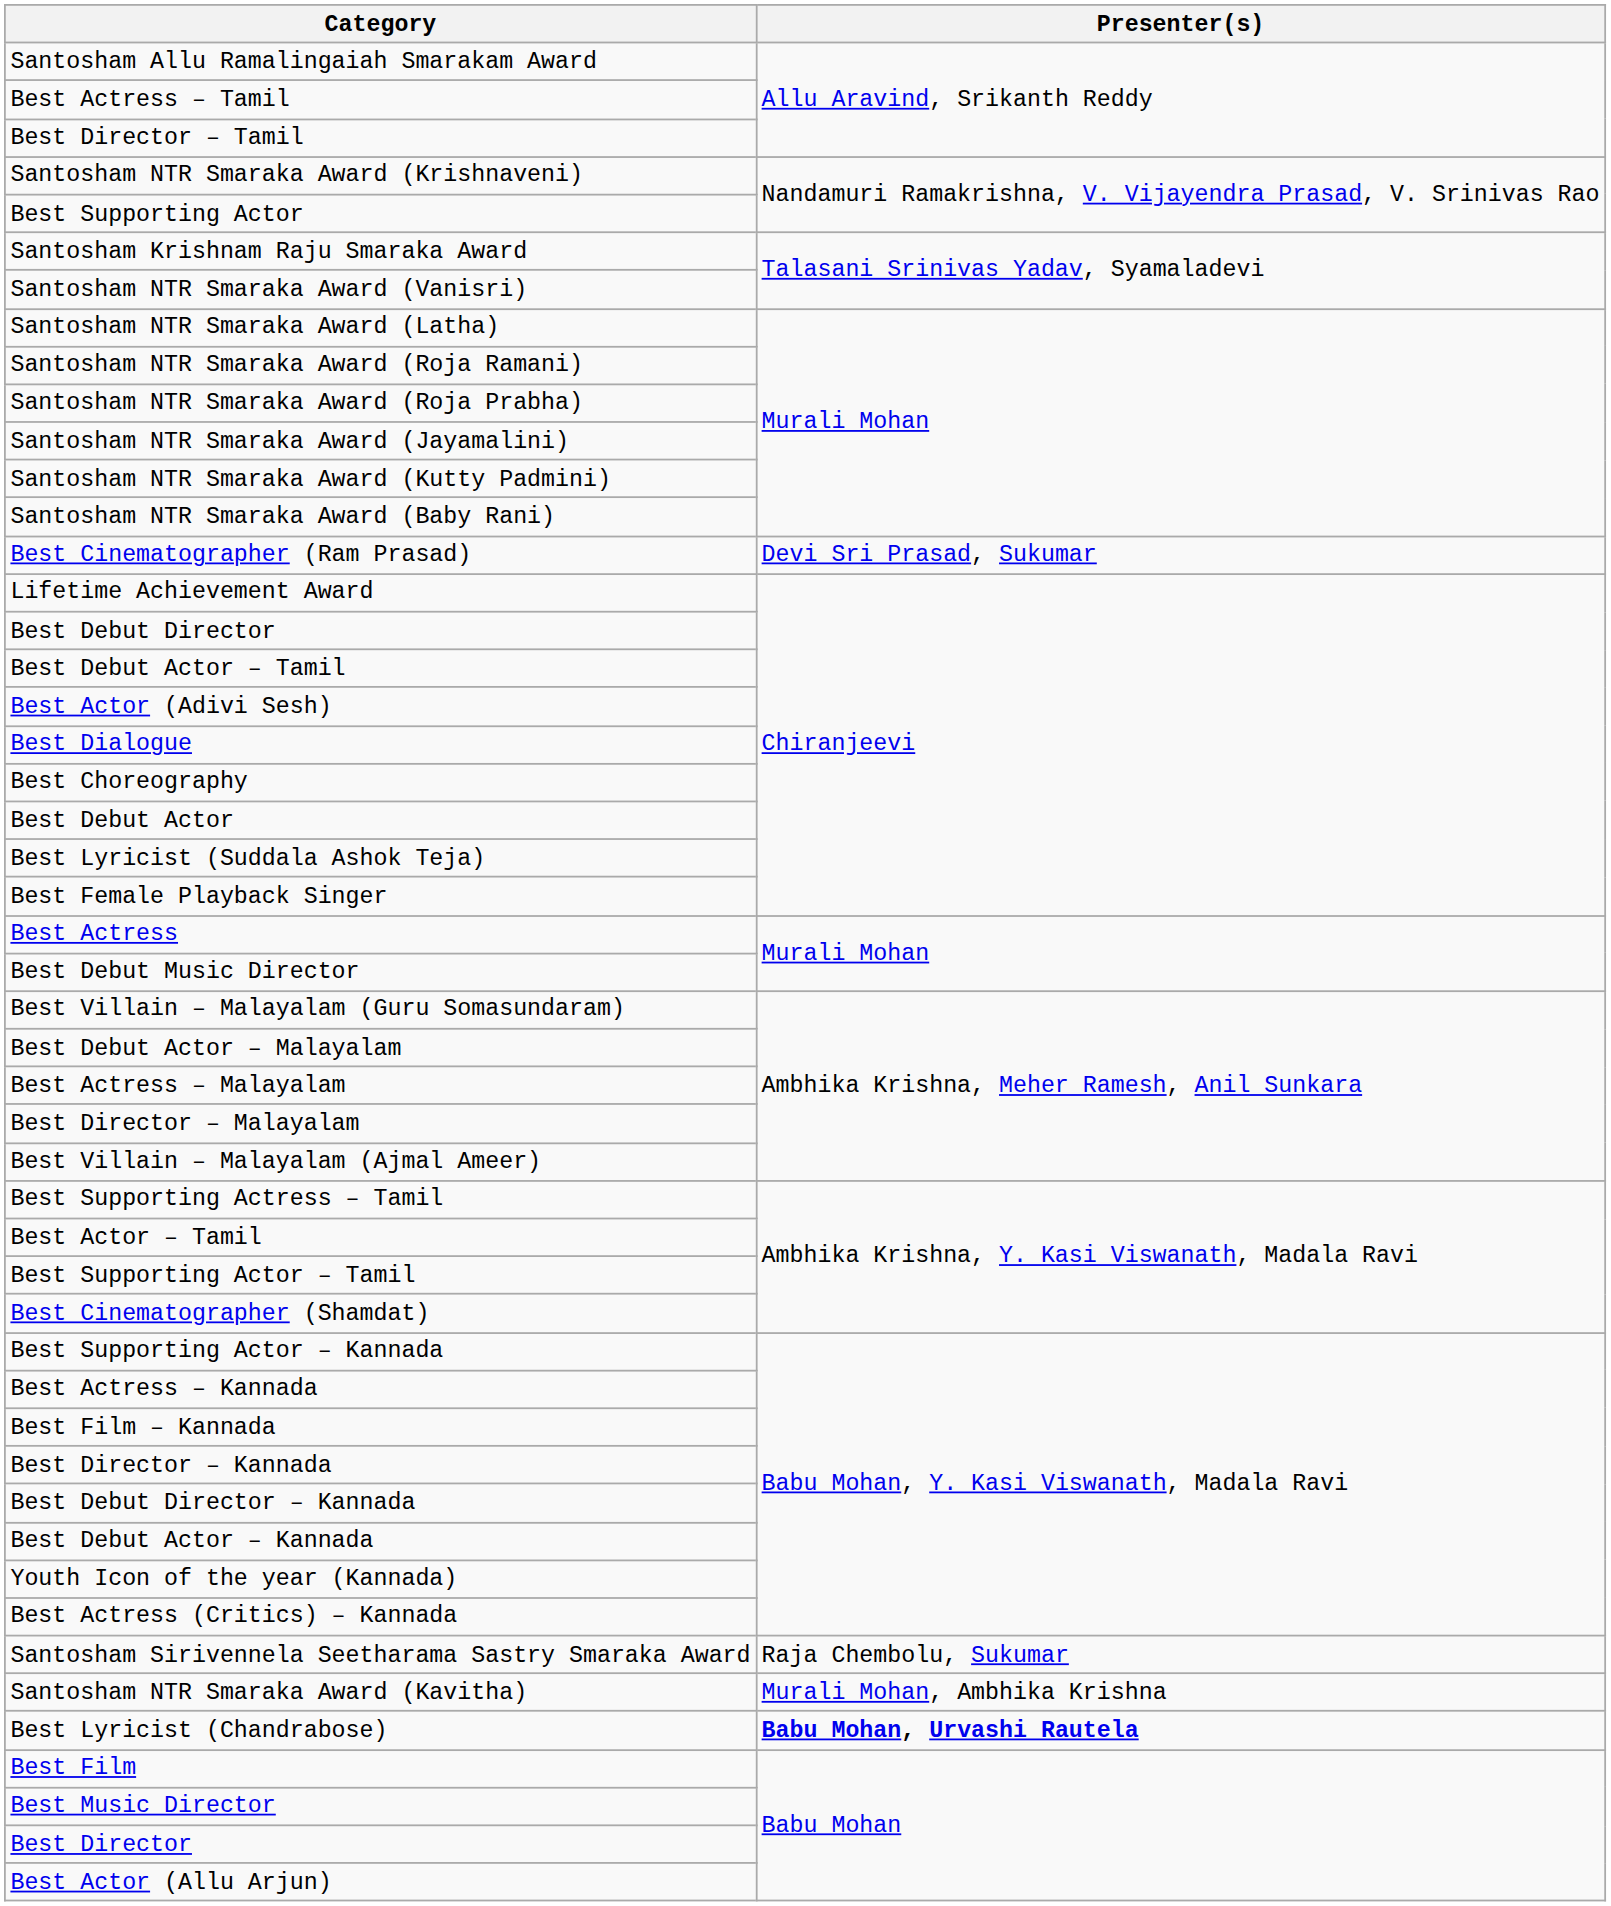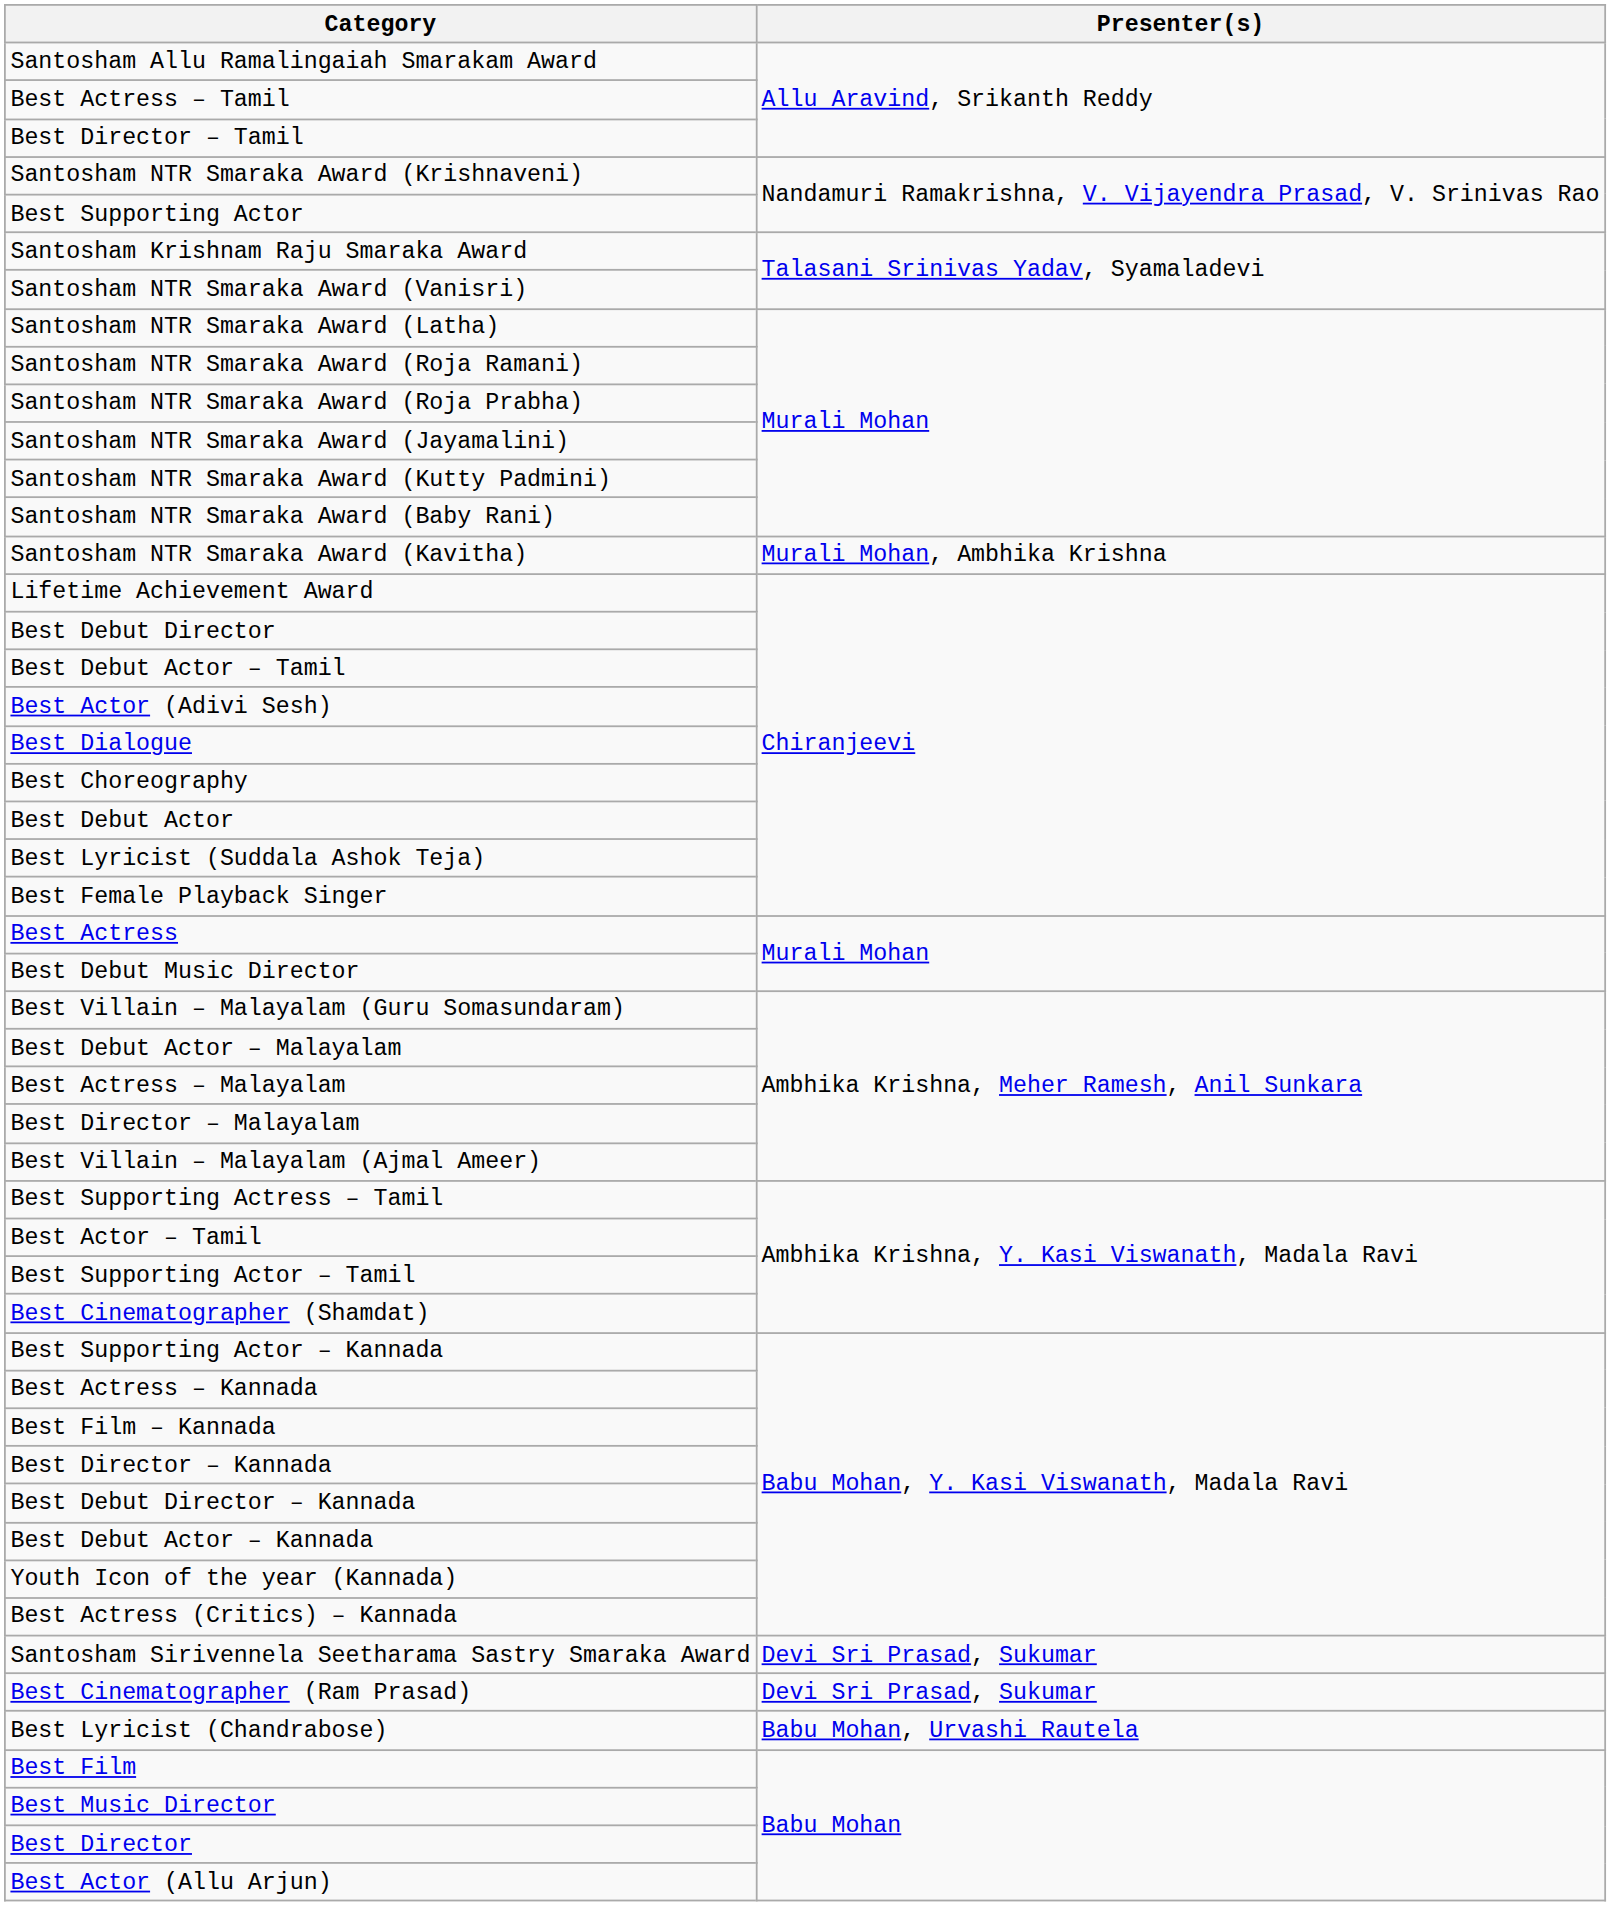rows swapped: (269, 1693) <-> (241, 555)
(915, 1655) Raja Chembolu, Sukumar -> (929, 1655) Devi Sri Prasad, Sukumar
(950, 1731) bold -> (950, 1731) normal
